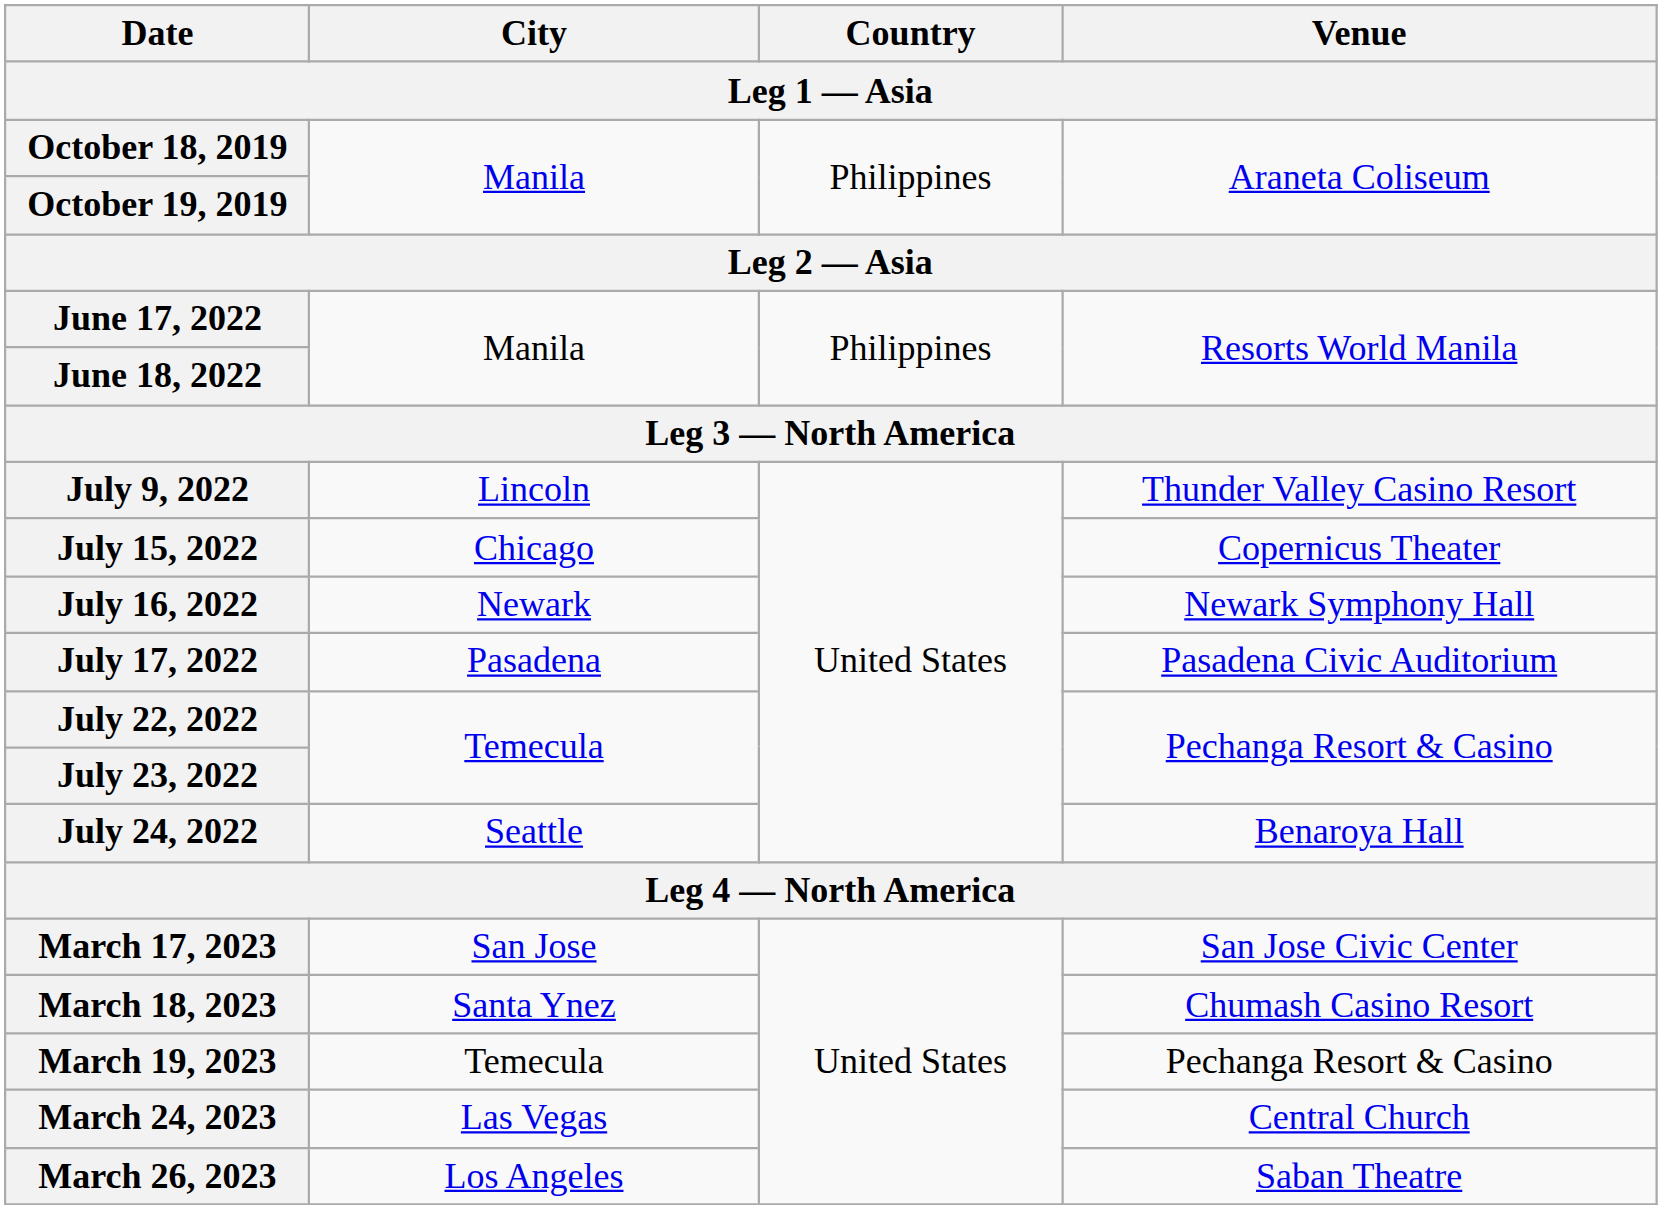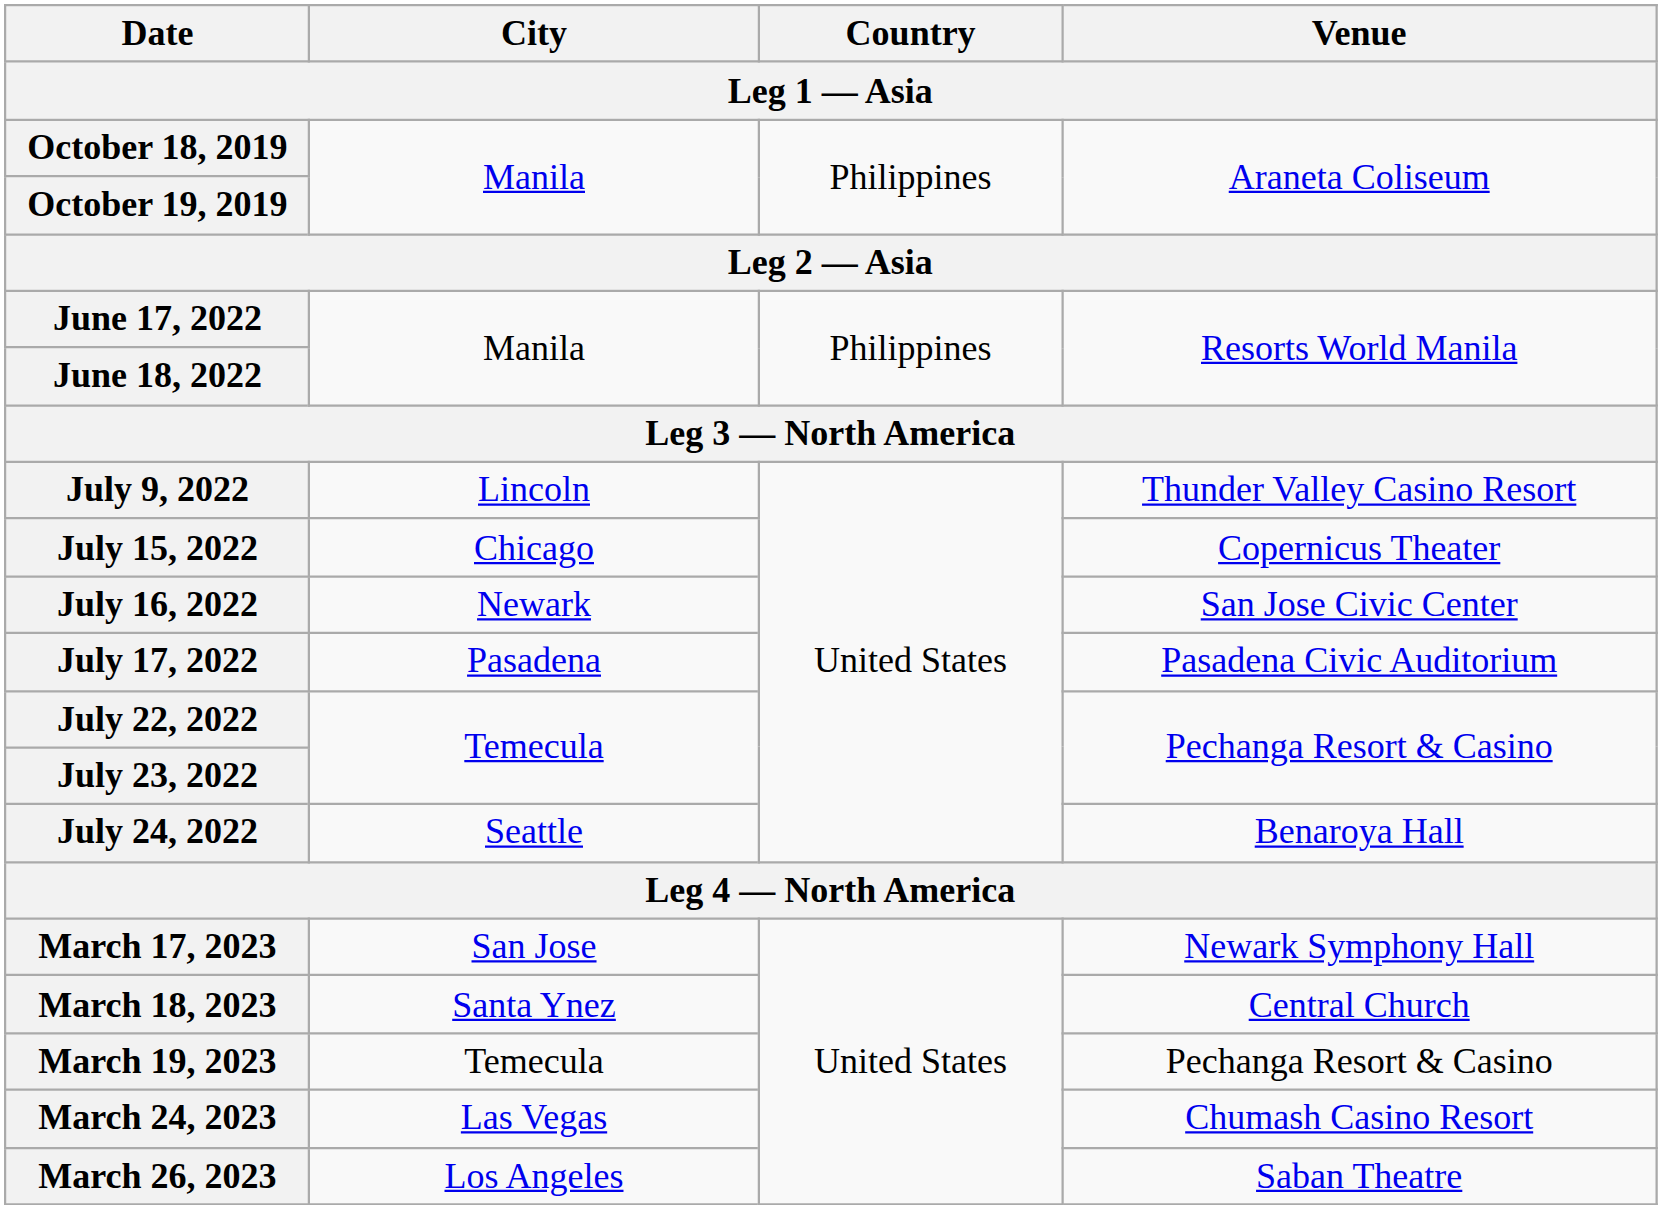(1359, 603) Newark Symphony Hall -> (1359, 603) San Jose Civic Center
(1359, 946) San Jose Civic Center -> (1359, 946) Newark Symphony Hall
(1359, 1003) Chumash Casino Resort -> (1359, 1003) Central Church
(1359, 1117) Central Church -> (1359, 1117) Chumash Casino Resort
